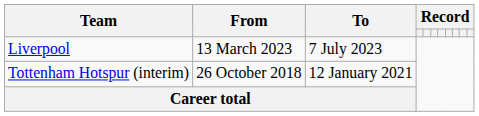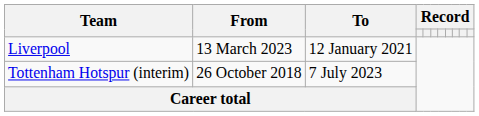(345, 49) 7 July 2023 -> (361, 49) 12 January 2021
(361, 73) 12 January 2021 -> (345, 73) 7 July 2023
